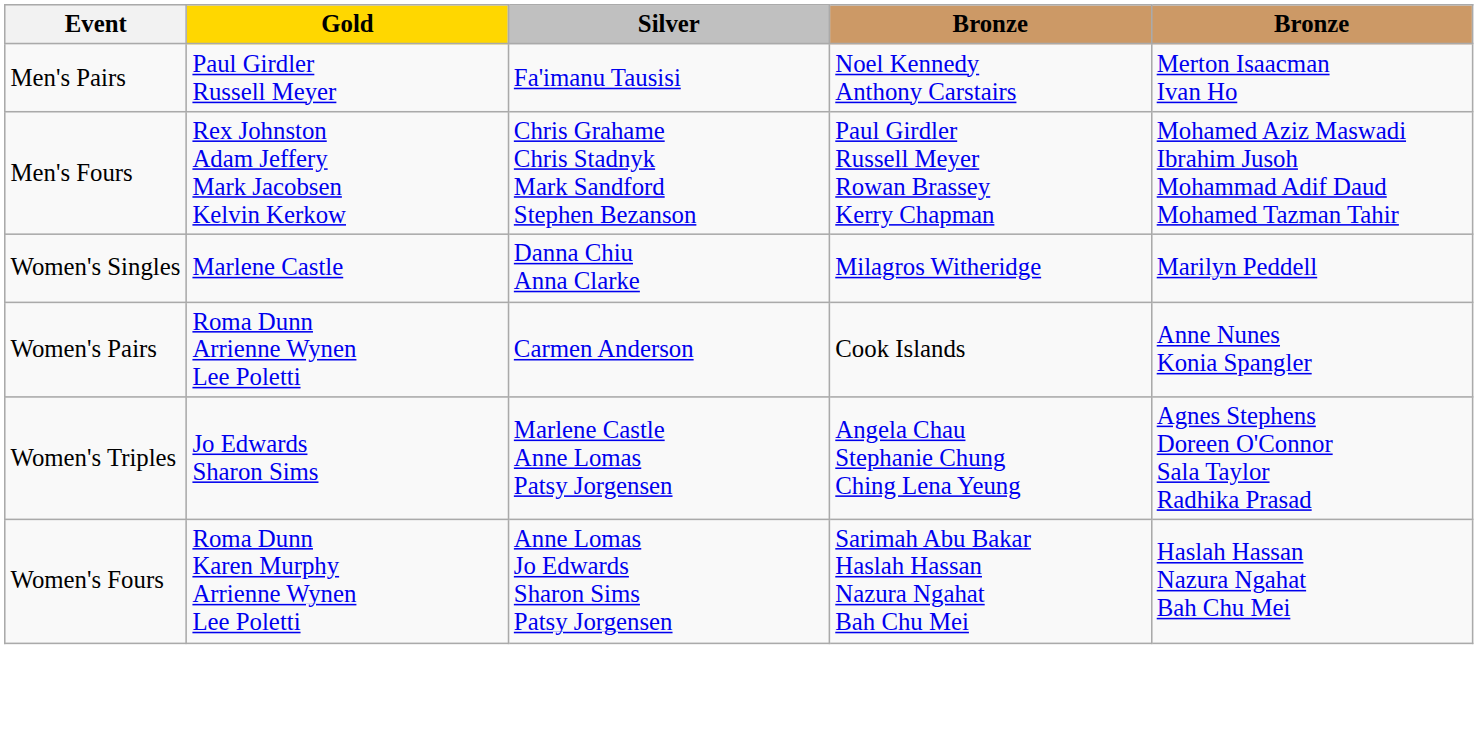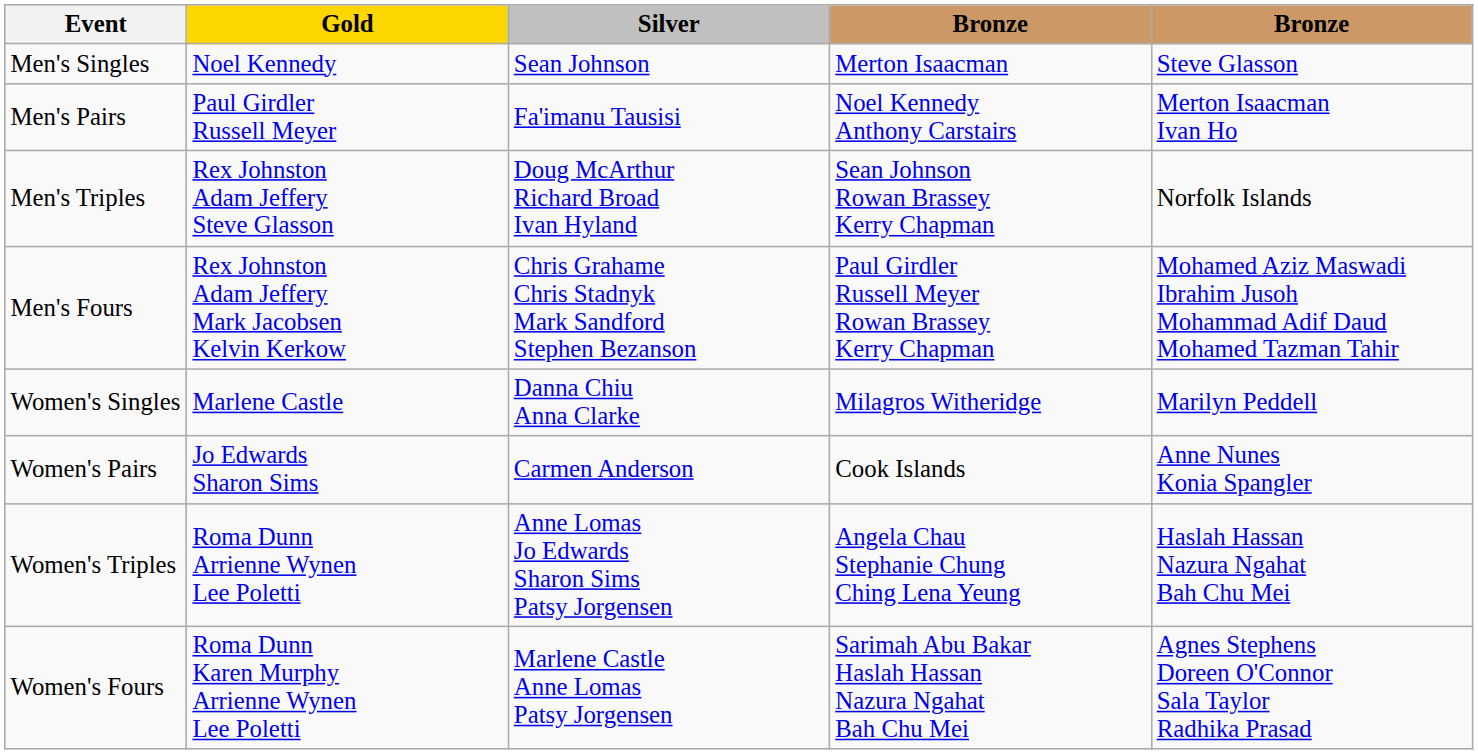+ row: (80, 63)
+ row: (78, 197)
(274, 348) Roma Dunn Arrienne Wynen Lee Poletti -> (255, 469) Jo Edwards Sharon Sims
(255, 457) Jo Edwards Sharon Sims -> (274, 564) Roma Dunn Arrienne Wynen Lee Poletti
(593, 457) Marlene Castle Anne Lomas Patsy Jorgensen -> (593, 564) Anne Lomas Jo Edwards Sharon Sims Patsy Jorgensen
(1245, 457) Agnes Stephens Doreen O'Connor Sala Taylor Radhika Prasad -> (1231, 564) Haslah Hassan Nazura Ngahat Bah Chu Mei
(593, 581) Anne Lomas Jo Edwards Sharon Sims Patsy Jorgensen -> (593, 687) Marlene Castle Anne Lomas Patsy Jorgensen
(1231, 581) Haslah Hassan Nazura Ngahat Bah Chu Mei -> (1245, 687) Agnes Stephens Doreen O'Connor Sala Taylor Radhika Prasad
